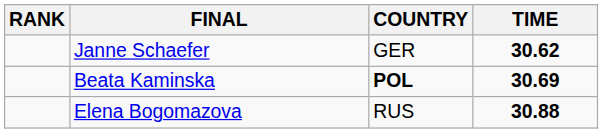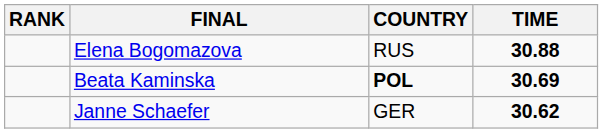rows swapped: (142, 50) <-> (158, 111)
